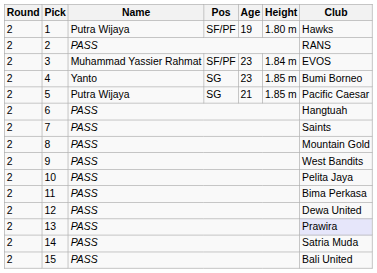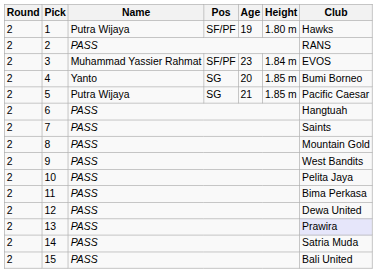(246, 78) 23 -> (246, 78) 20
